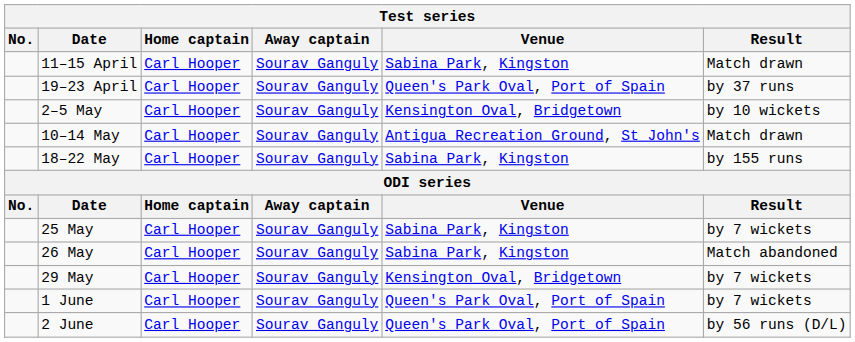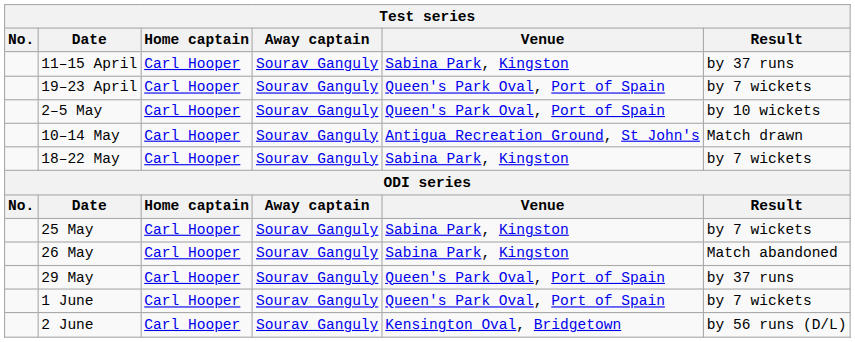(755, 64) Match drawn -> (750, 64) by 37 runs
(750, 88) by 37 runs -> (759, 88) by 7 wickets
(503, 111) Kensington Oval, Bridgetown -> (525, 111) Queen's Park Oval, Port of Spain
(755, 159) by 155 runs -> (759, 159) by 7 wickets
(503, 277) Kensington Oval, Bridgetown -> (525, 277) Queen's Park Oval, Port of Spain
(759, 277) by 7 wickets -> (750, 277) by 37 runs
(525, 325) Queen's Park Oval, Port of Spain -> (503, 325) Kensington Oval, Bridgetown
